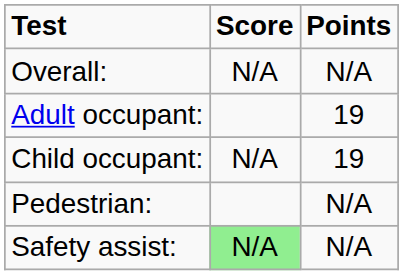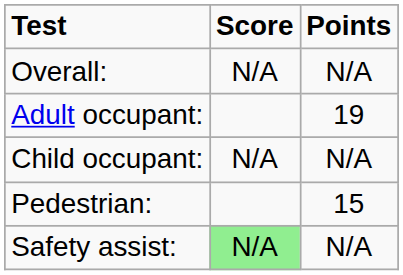(349, 159) 19 -> (349, 159) N/A
(349, 203) N/A -> (349, 203) 15
